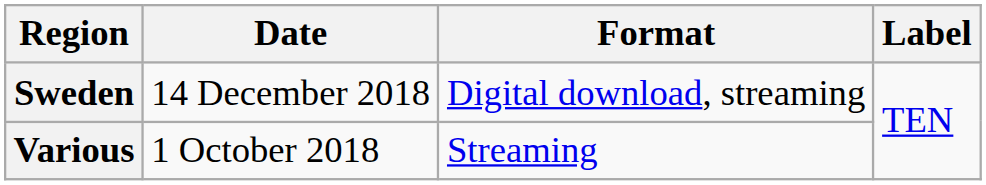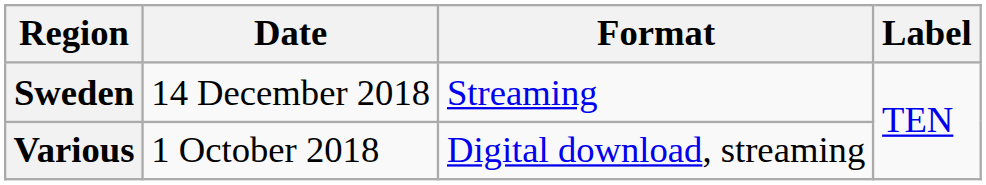(656, 91) Digital download, streaming -> (522, 91) Streaming
(522, 149) Streaming -> (656, 149) Digital download, streaming
